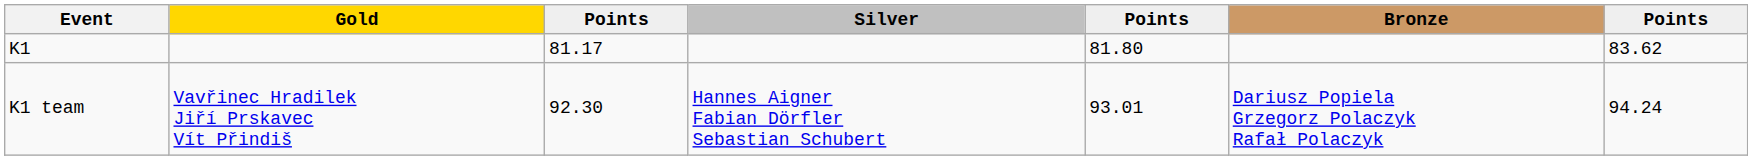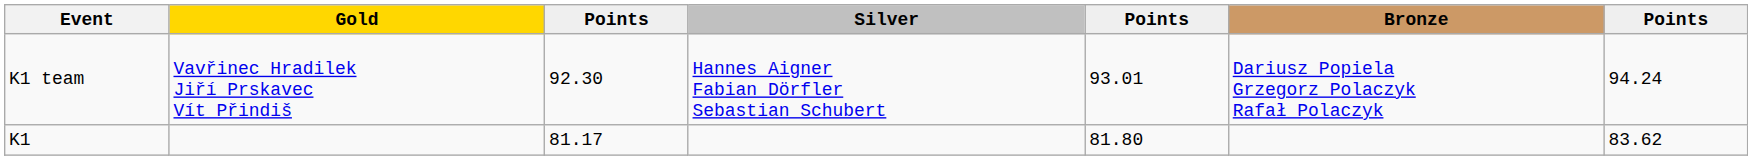rows swapped: (20, 49) <-> (47, 109)
